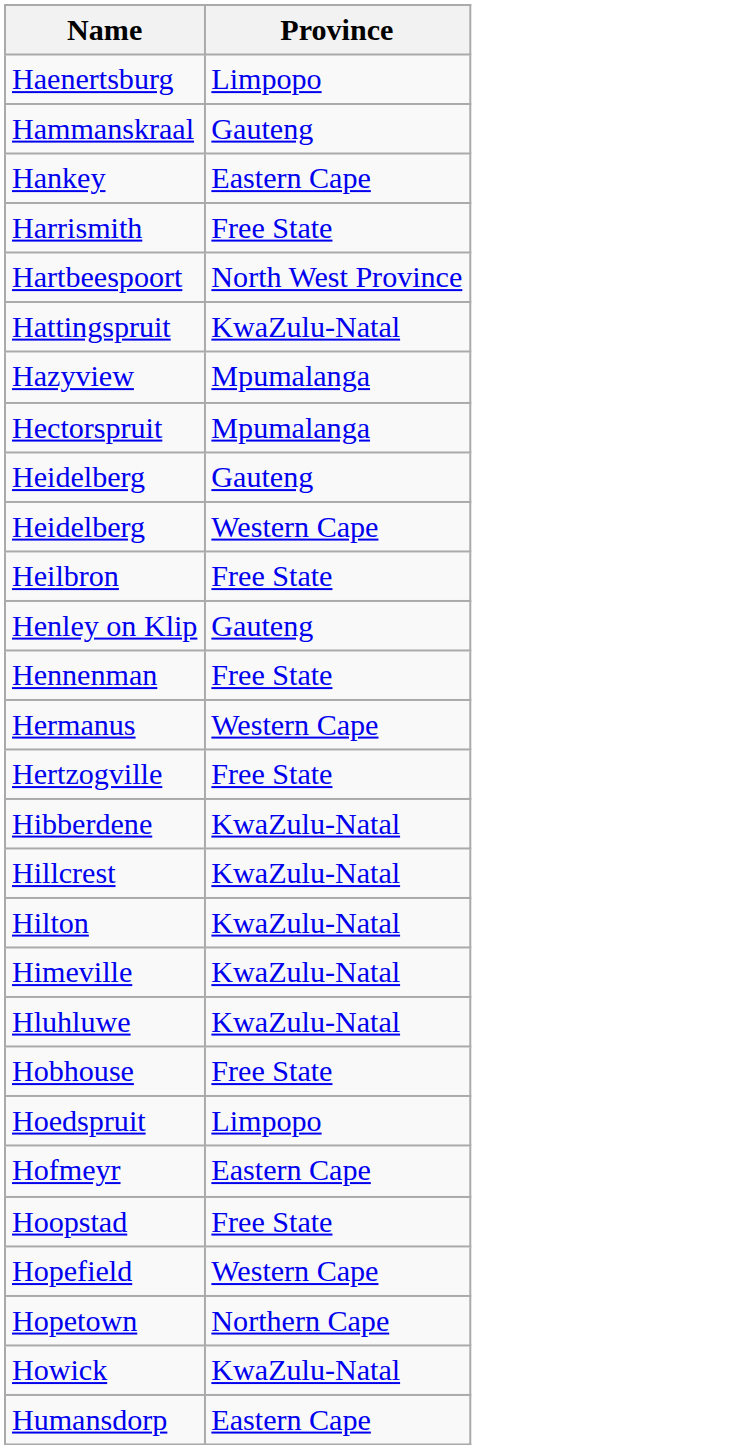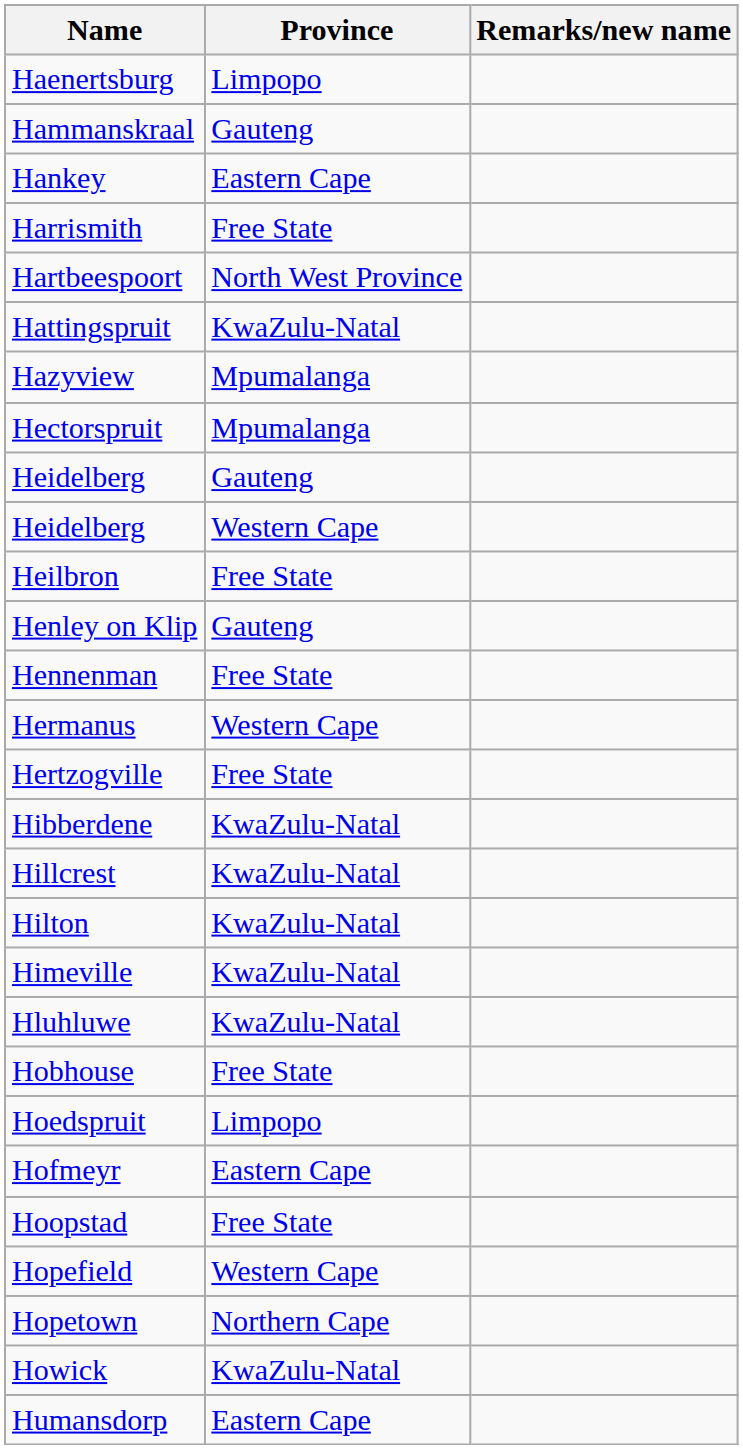+ column: (604, 29)
